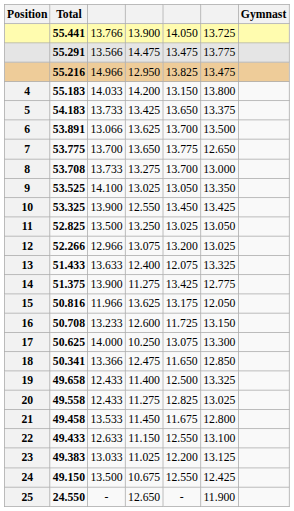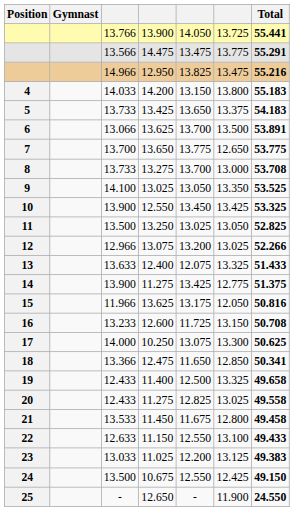columns swapped: (264, 14) <-> (69, 14)
